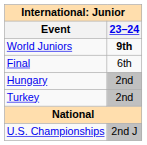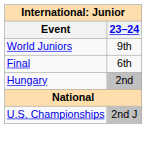(124, 47) bold -> (124, 47) normal
- row: (23, 98)
